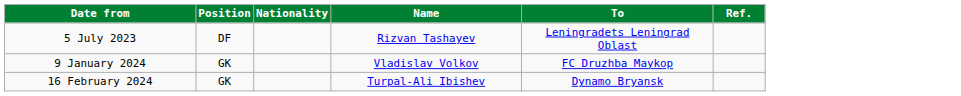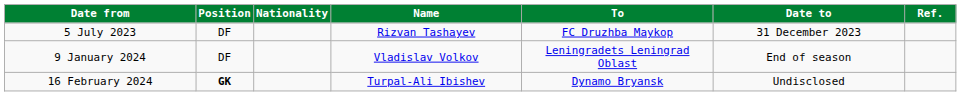+ column: (809, 13)
(617, 38) Leningradets Leningrad Oblast -> (617, 32) FC Druzhba Maykop
(225, 63) GK -> (225, 56) DF
(617, 63) FC Druzhba Maykop -> (617, 56) Leningradets Leningrad Oblast
(225, 81) normal -> (225, 81) bold
